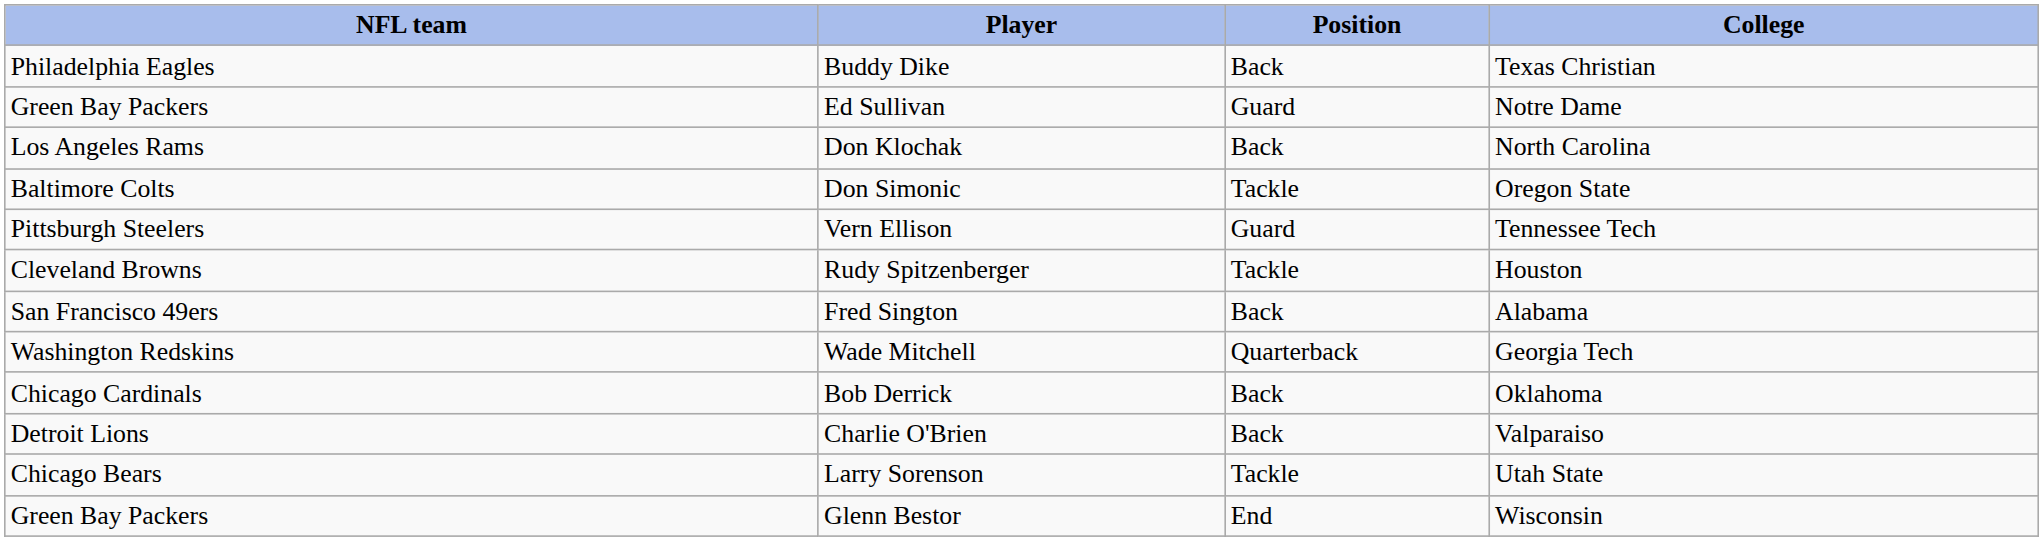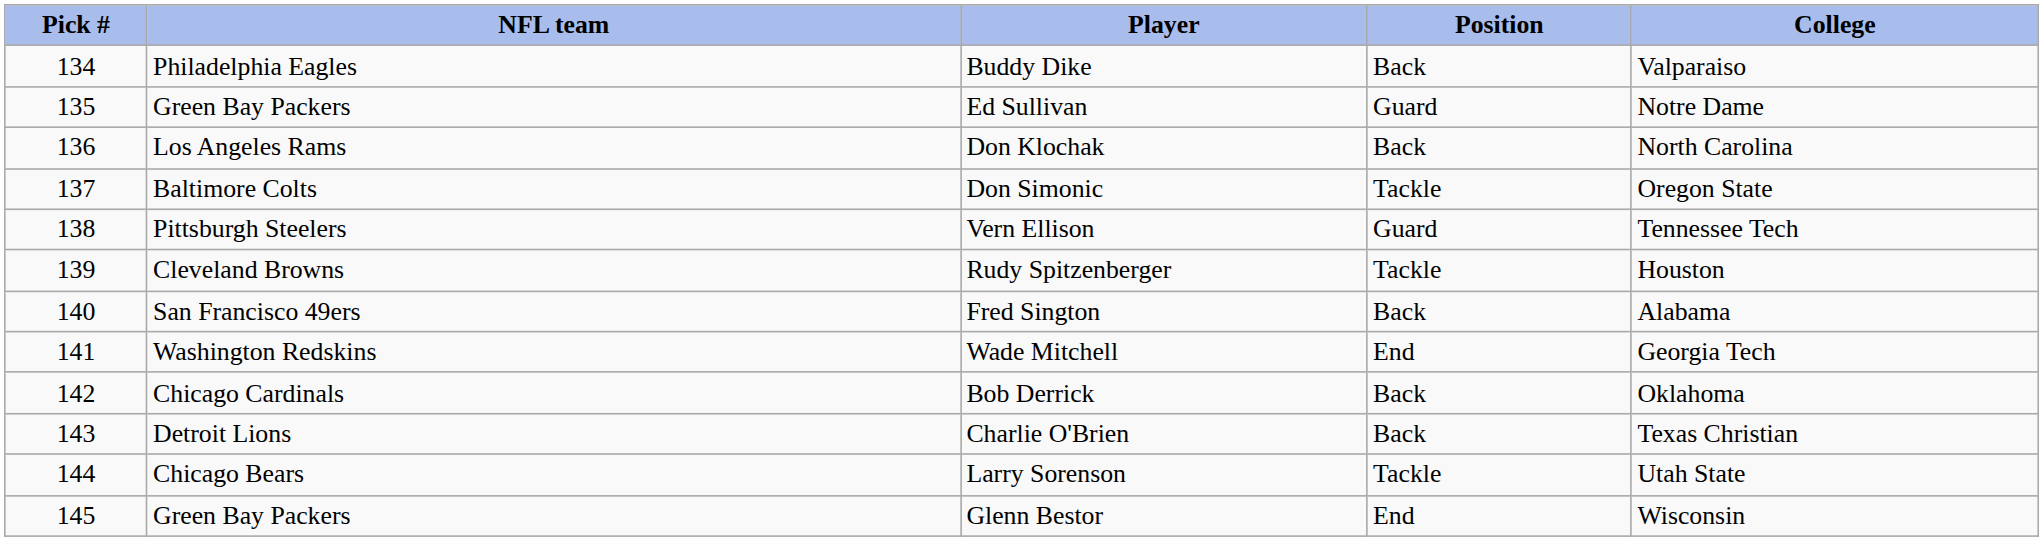+ column: (76, 24)
(1575, 65) Texas Christian -> (1692, 65) Valparaiso
(1294, 351) Quarterback -> (1394, 351) End
(1549, 433) Valparaiso -> (1718, 433) Texas Christian
